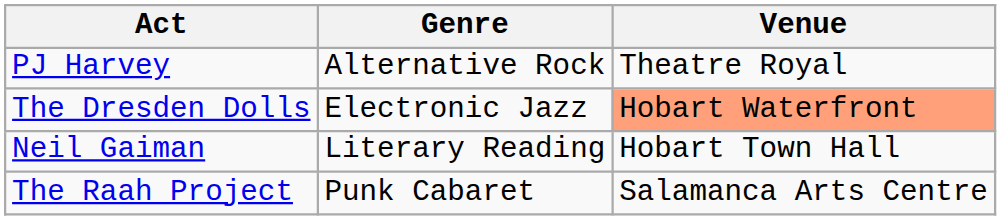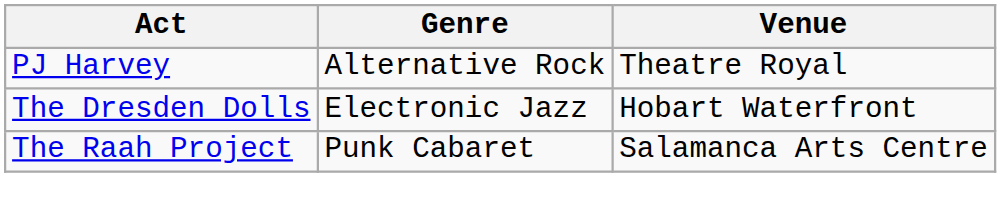(768, 108) lightsalmon background -> (768, 108) no background
- row: (109, 150)
